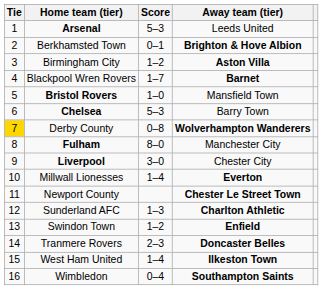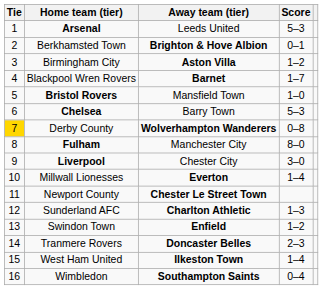columns swapped: (155, 12) <-> (243, 12)
